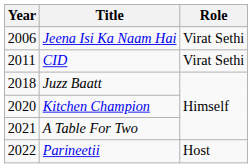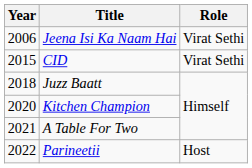(22, 60) 2011 -> (22, 60) 2015
